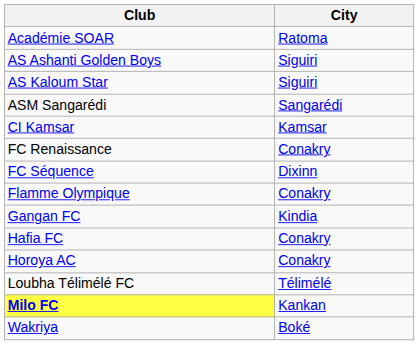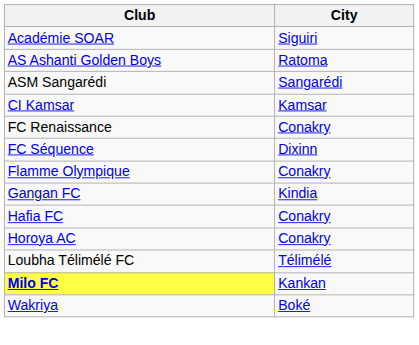(303, 37) Ratoma -> (298, 37) Siguiri
(298, 60) Siguiri -> (303, 60) Ratoma
- row: (58, 82)
